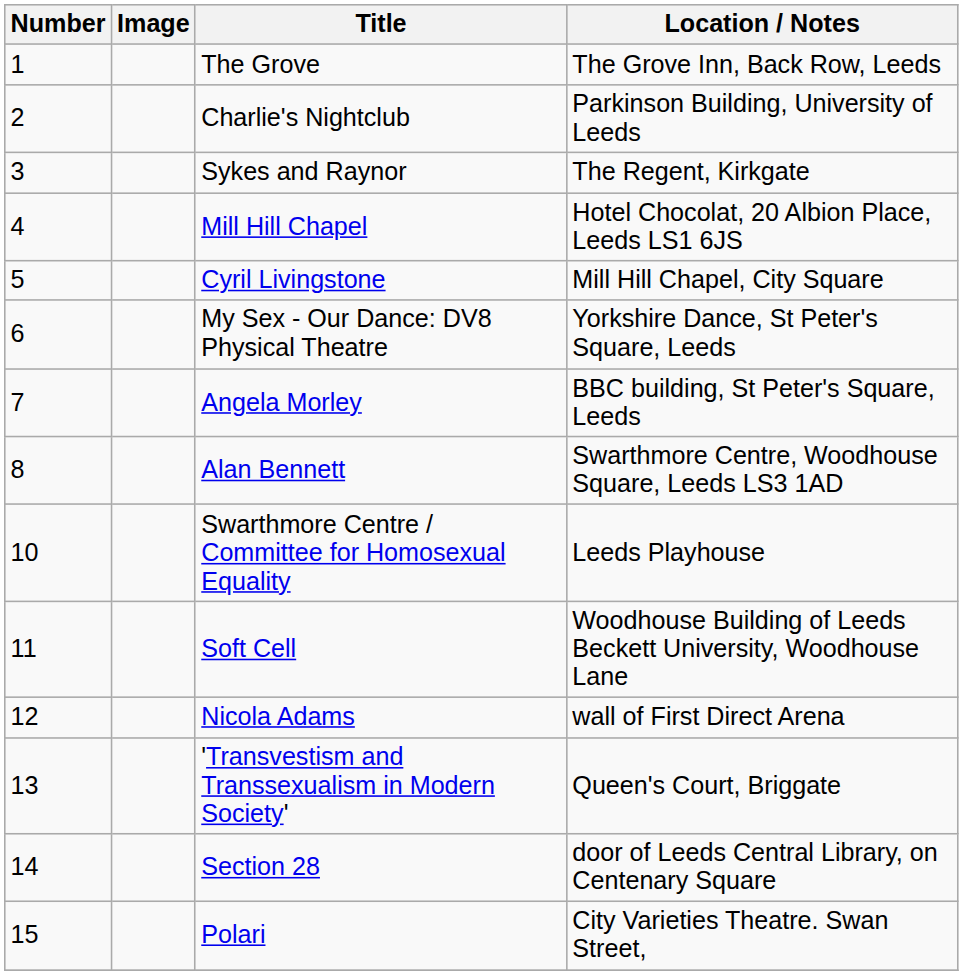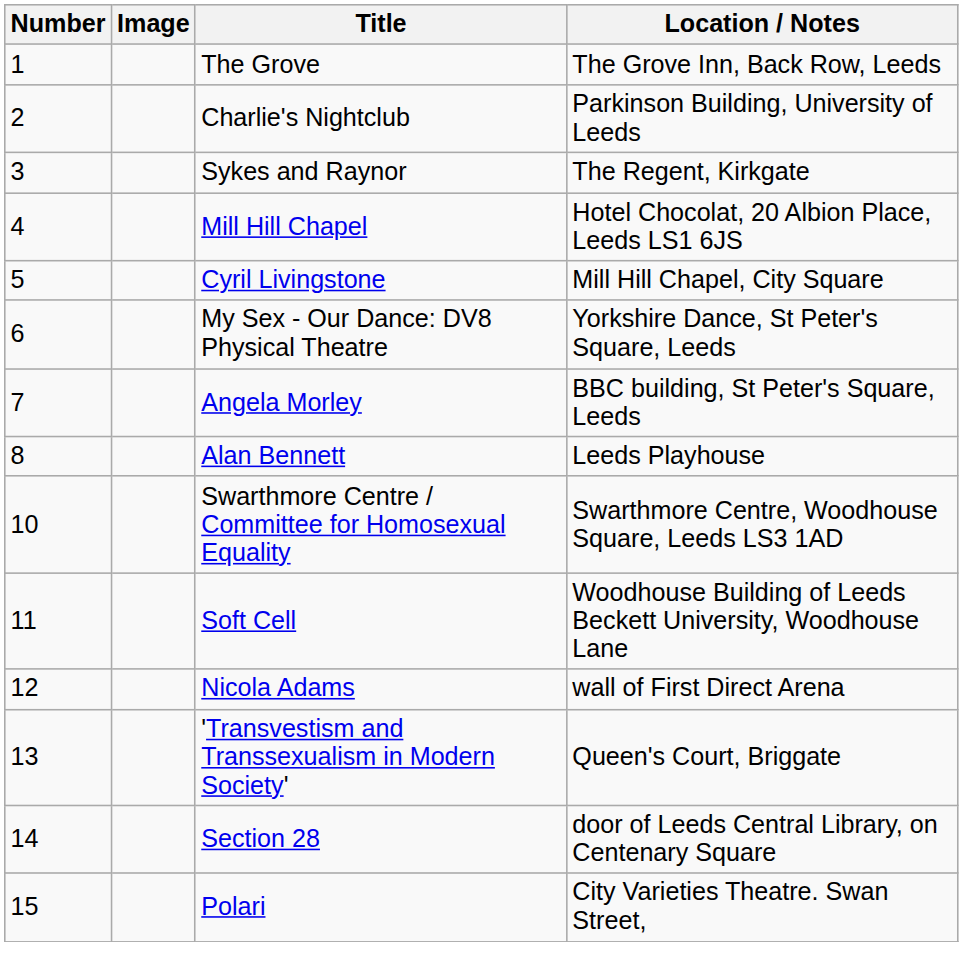(755, 470) Swarthmore Centre, Woodhouse Square, Leeds LS3 1AD -> (669, 456) Leeds Playhouse
(669, 552) Leeds Playhouse -> (755, 524) Swarthmore Centre, Woodhouse Square, Leeds LS3 1AD
